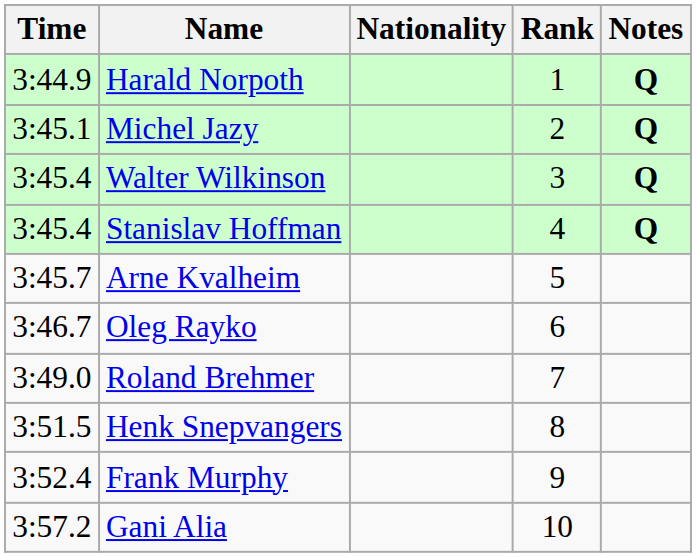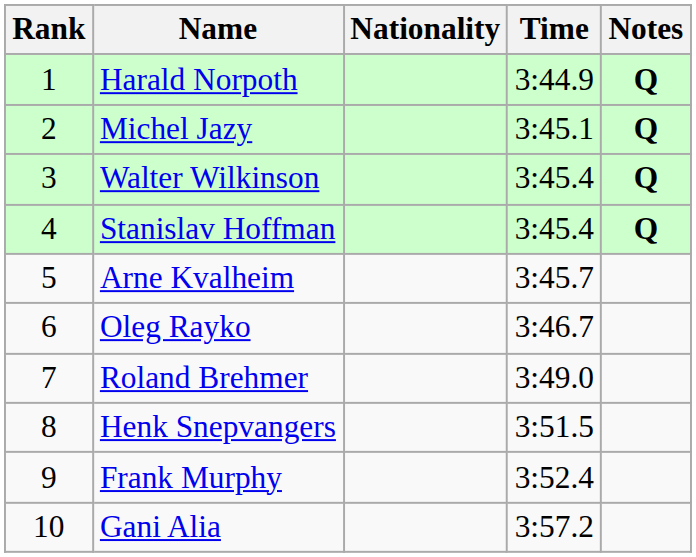columns swapped: (557, 29) <-> (52, 29)
